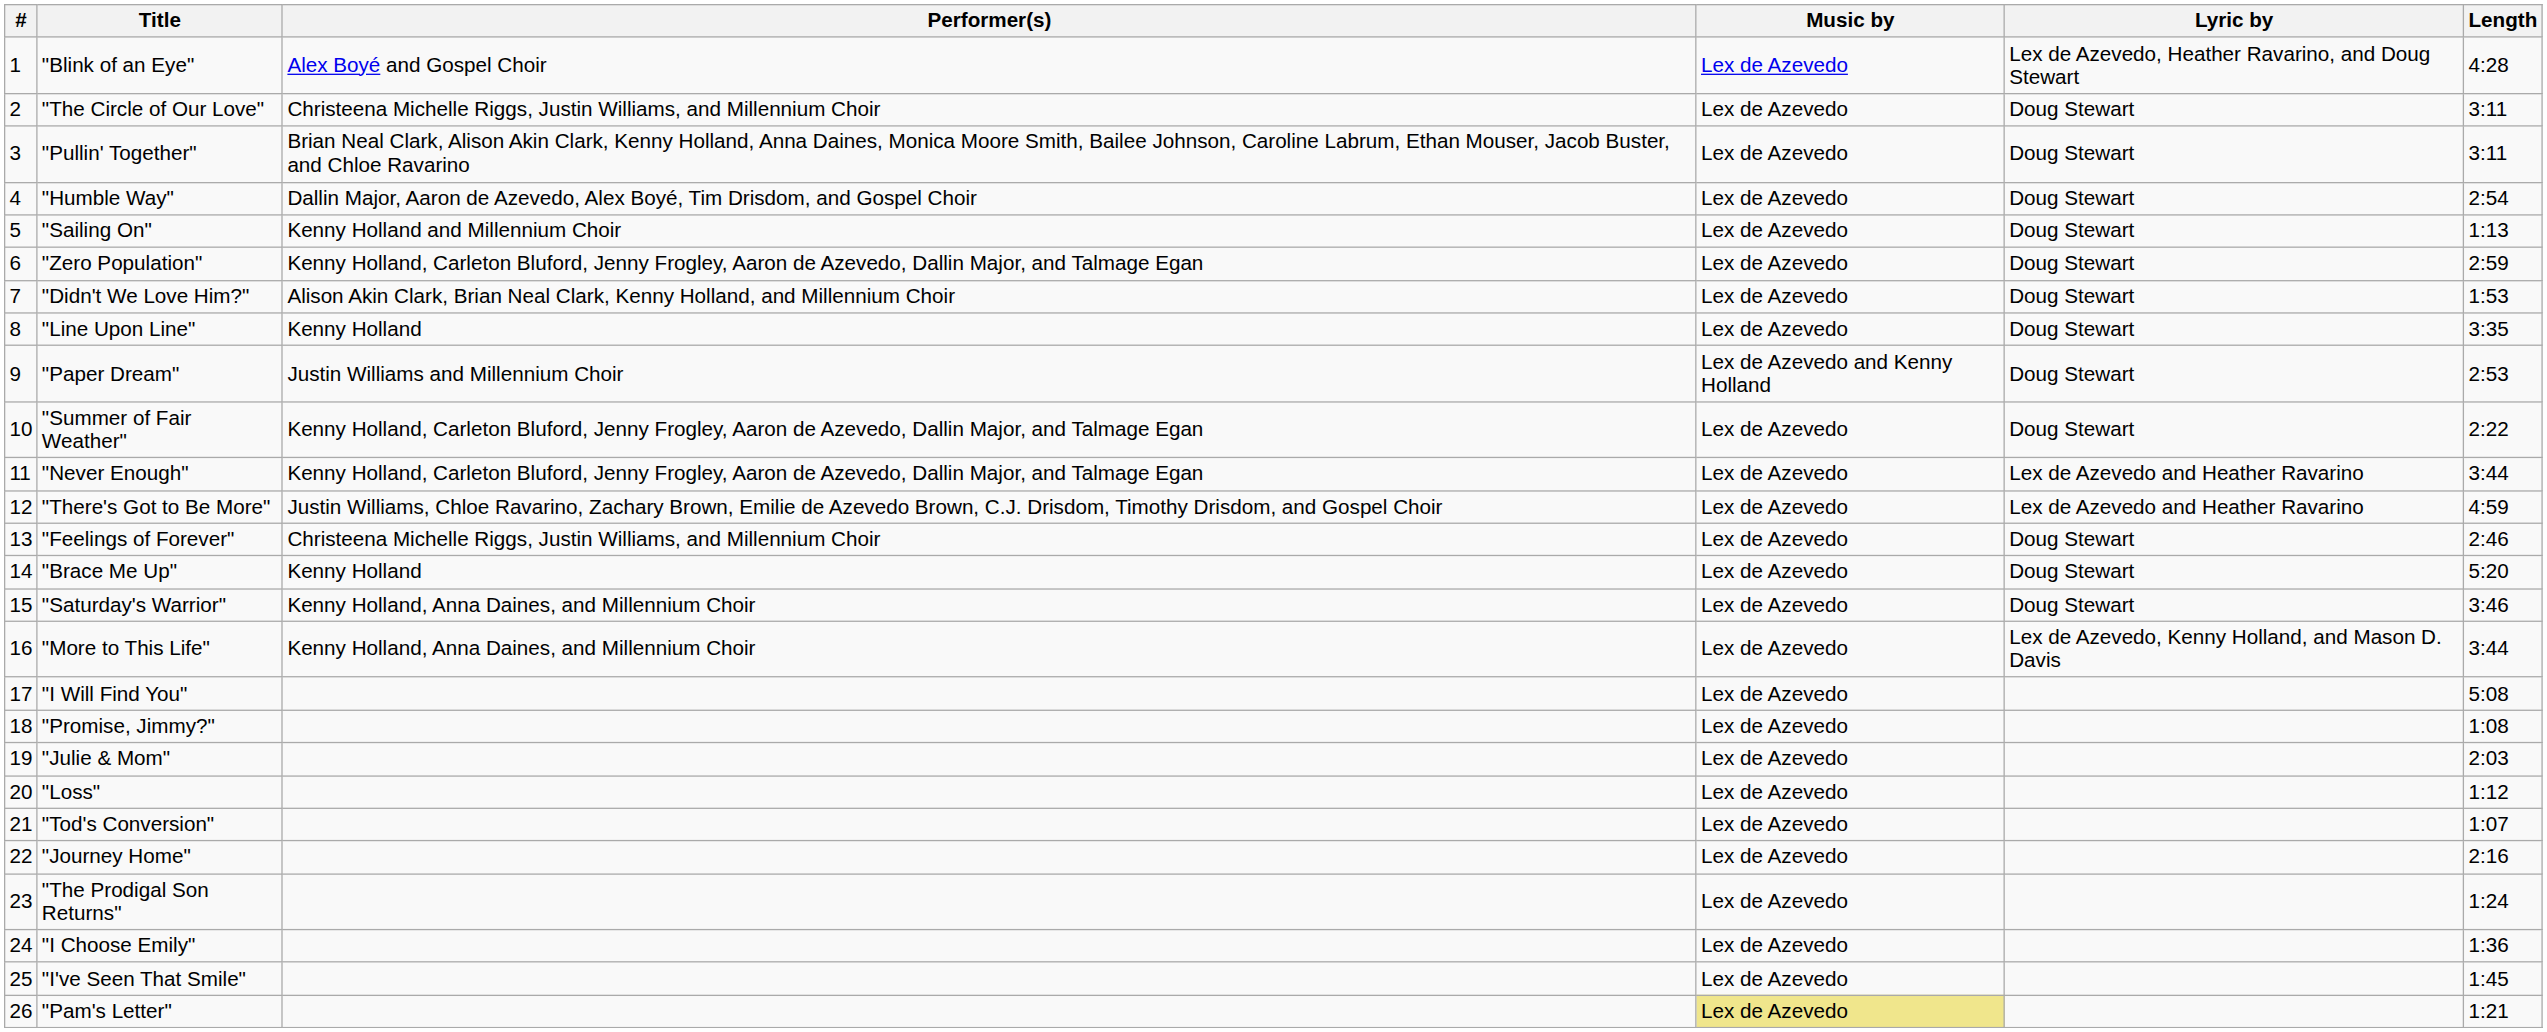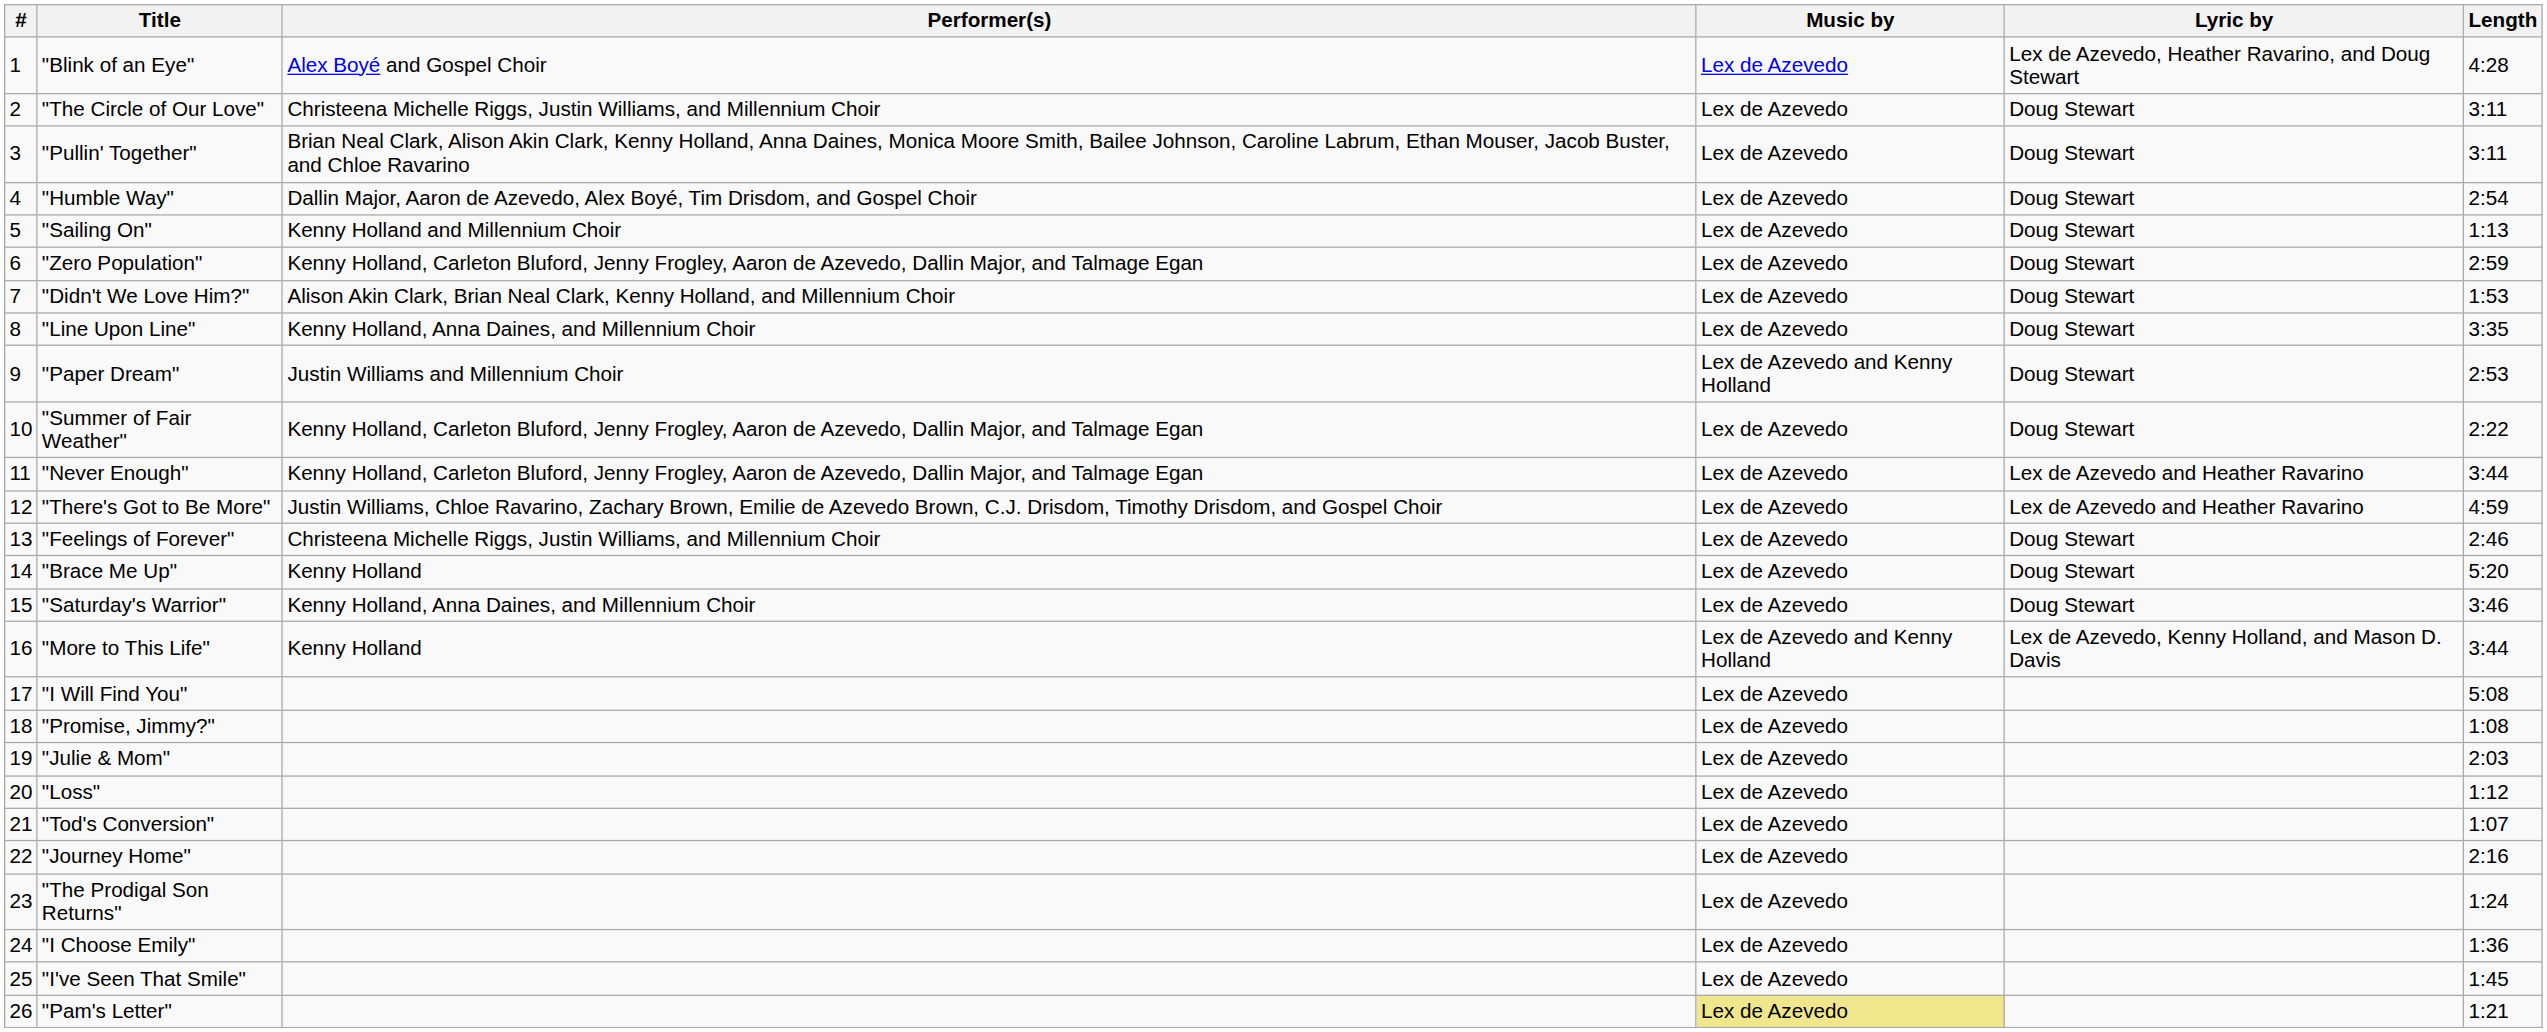(355, 329) Kenny Holland -> (521, 329) Kenny Holland, Anna Daines, and Millennium Choir
(521, 649) Kenny Holland, Anna Daines, and Millennium Choir -> (355, 649) Kenny Holland
(1774, 649) Lex de Azevedo -> (1827, 649) Lex de Azevedo and Kenny Holland
